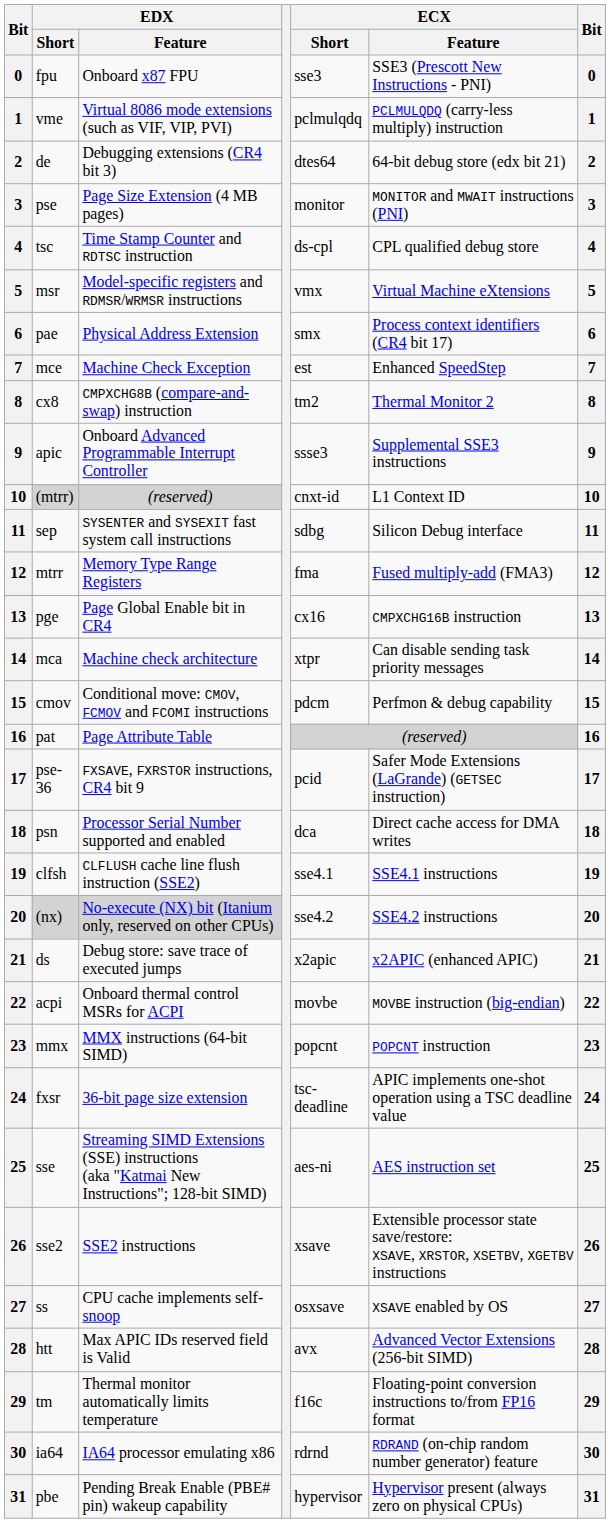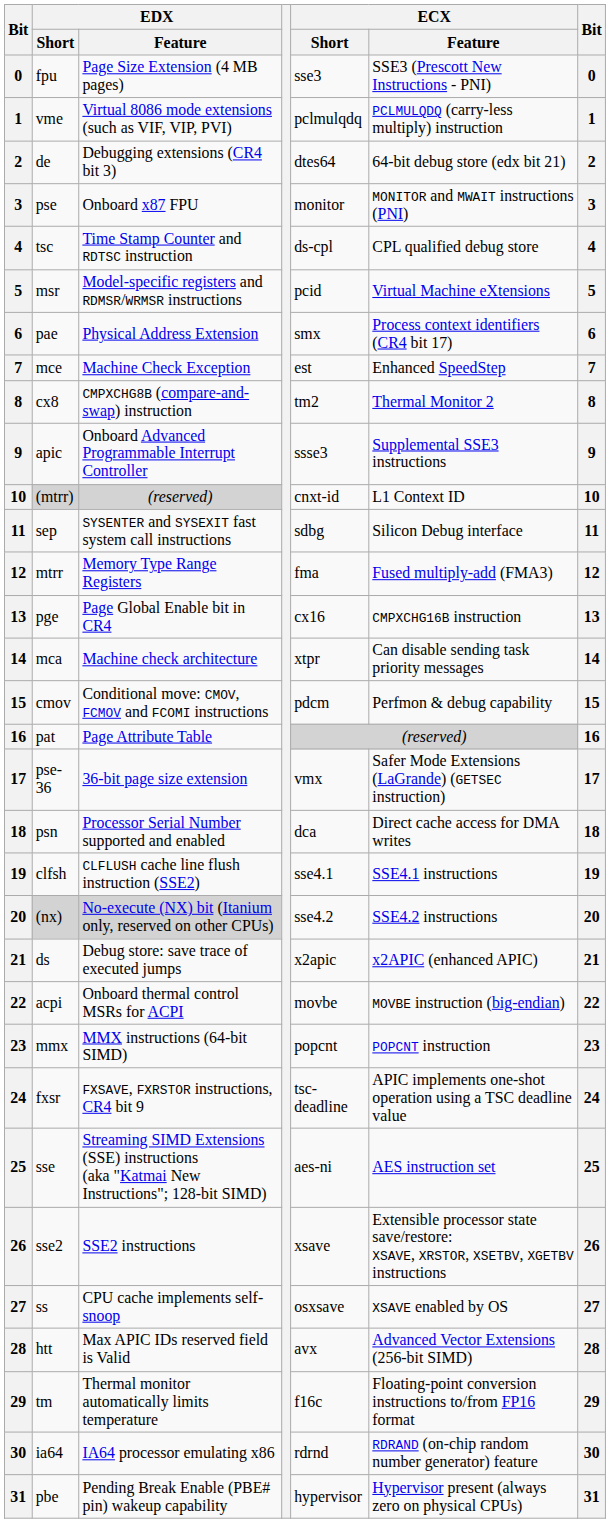(140, 76) Onboard x87 FPU -> (170, 76) Page Size Extension (4 MB pages)
(170, 205) Page Size Extension (4 MB pages) -> (140, 205) Onboard x87 FPU
(308, 290) vmx -> (308, 290) pcid
(177, 779) FXSAVE, FXRSTOR instructions, CR4 bit 9 -> (165, 779) 36-bit page size extension
(308, 779) pcid -> (308, 779) vmx
(165, 1097) 36-bit page size extension -> (177, 1097) FXSAVE, FXRSTOR instructions, CR4 bit 9
